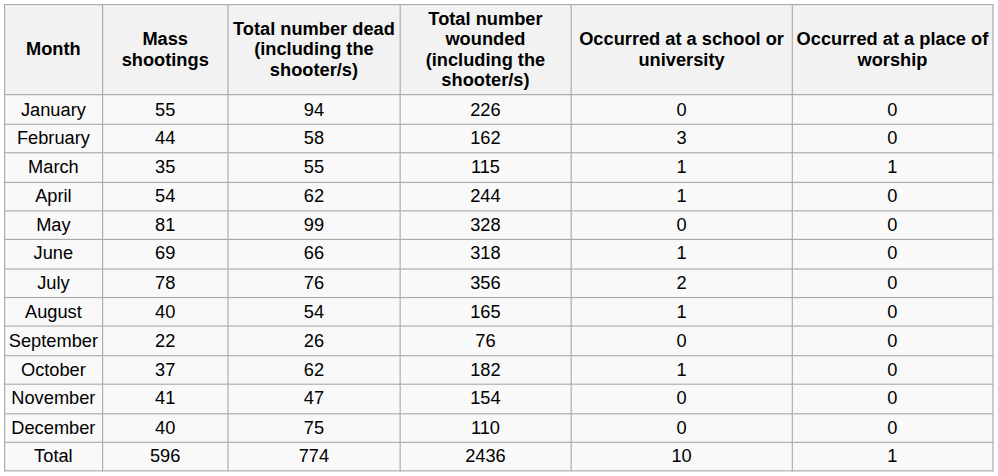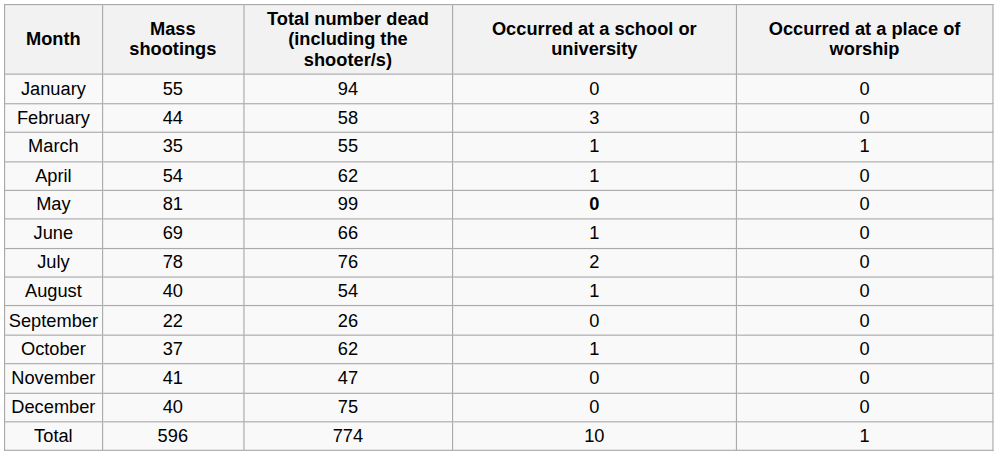- column: (485, 49)
(682, 225) normal -> (594, 204) bold
